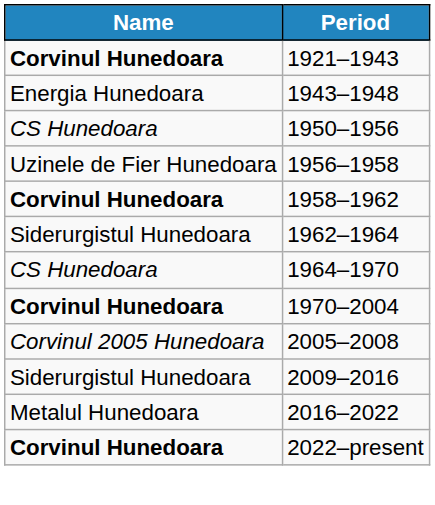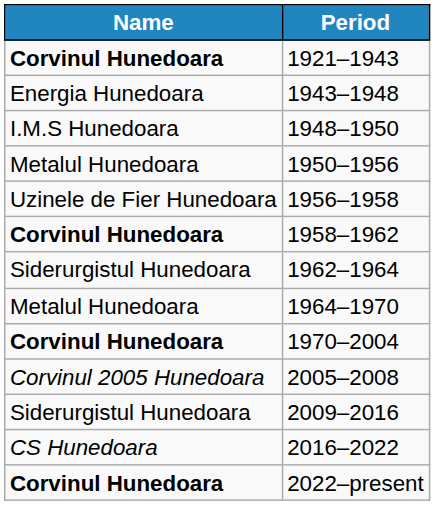+ row: (343, 129)
(84, 129) CS Hunedoara -> (104, 164) Metalul Hunedoara
(84, 270) CS Hunedoara -> (104, 306) Metalul Hunedoara
(104, 412) Metalul Hunedoara -> (84, 447) CS Hunedoara
